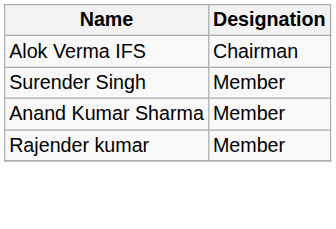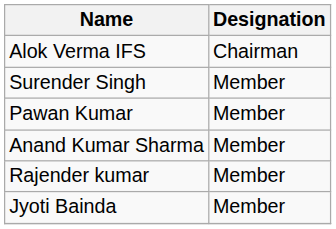+ row: (71, 113)
+ row: (63, 207)
